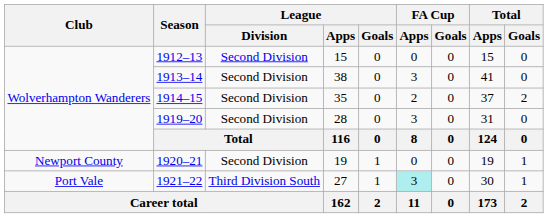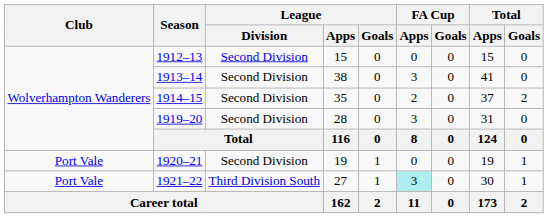(79, 160) Newport County -> (79, 160) Port Vale
